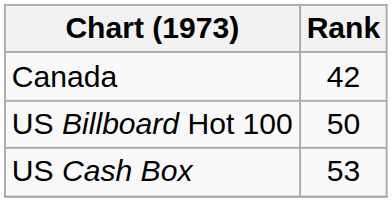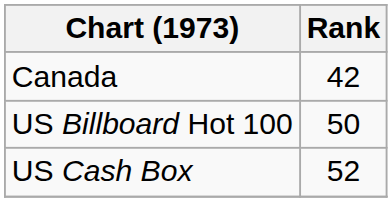(343, 171) 53 -> (343, 171) 52
